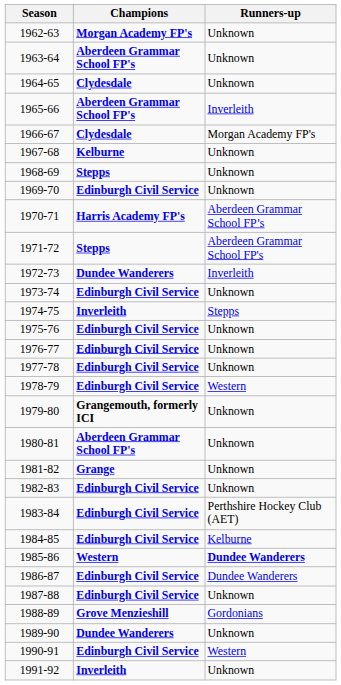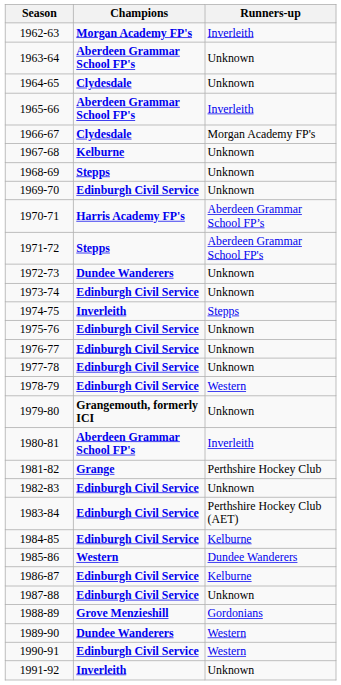(231, 32) Unknown -> (231, 32) Inverleith
(231, 273) Inverleith -> (231, 273) Unknown
(231, 443) Unknown -> (231, 443) Inverleith
(231, 469) Unknown -> (264, 469) Perthshire Hockey Club
(256, 557) bold -> (253, 557) normal
(253, 576) Dundee Wanderers -> (230, 576) Kelburne
(231, 632) Unknown -> (227, 632) Western
